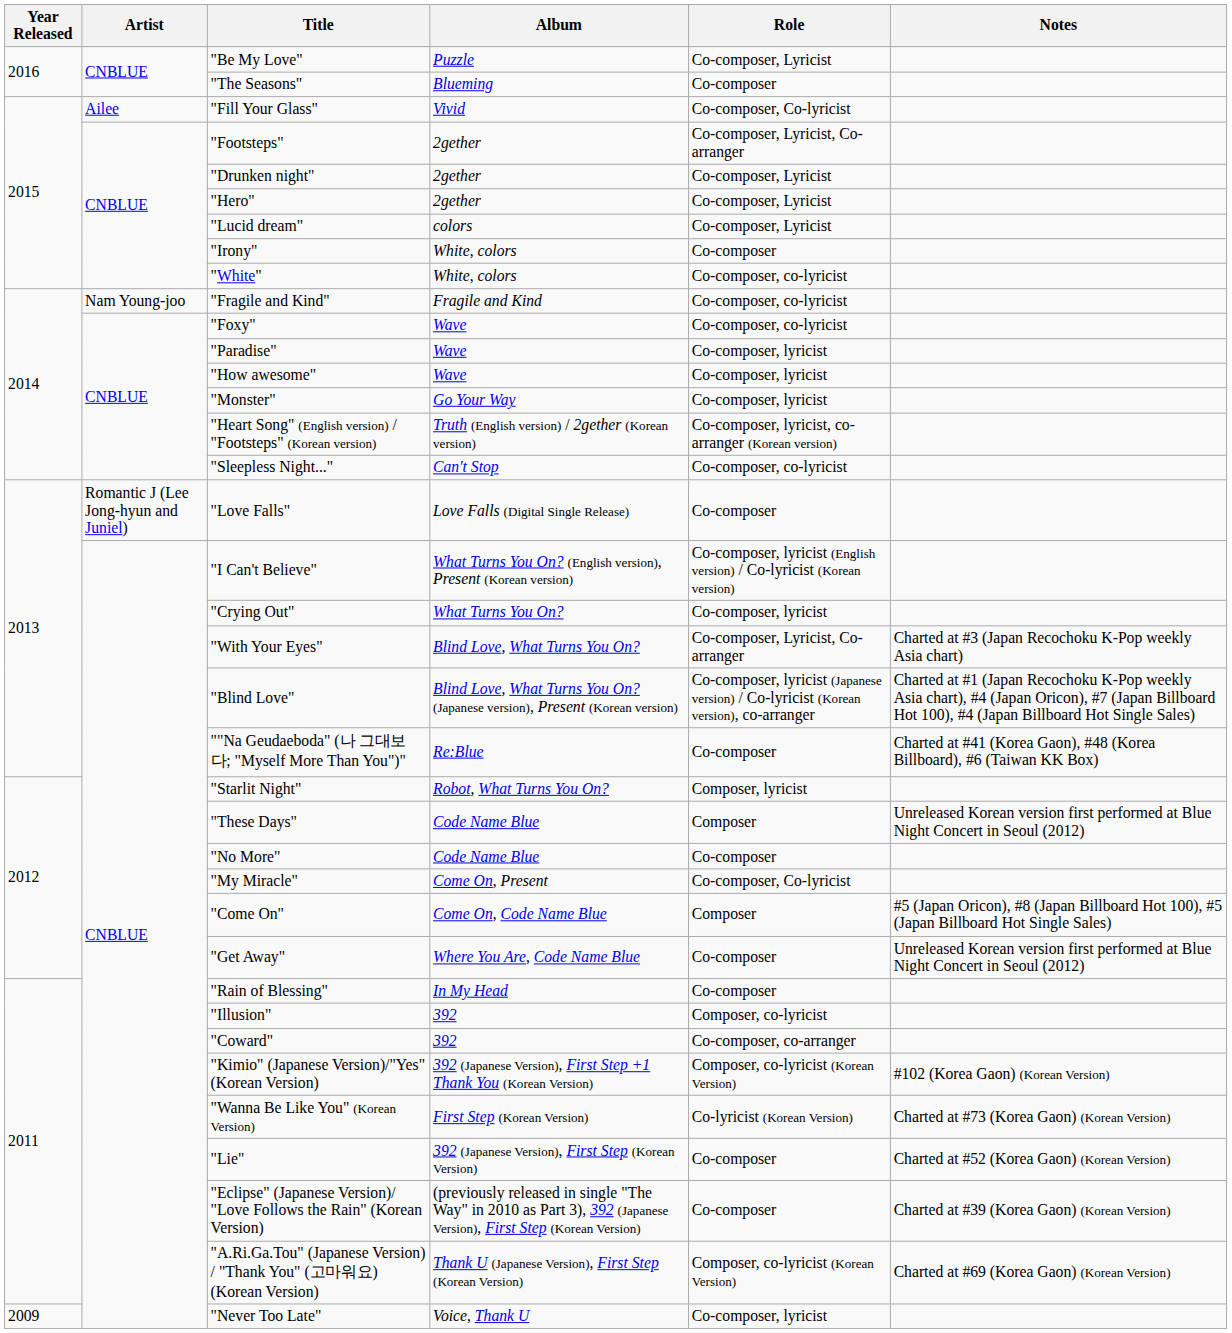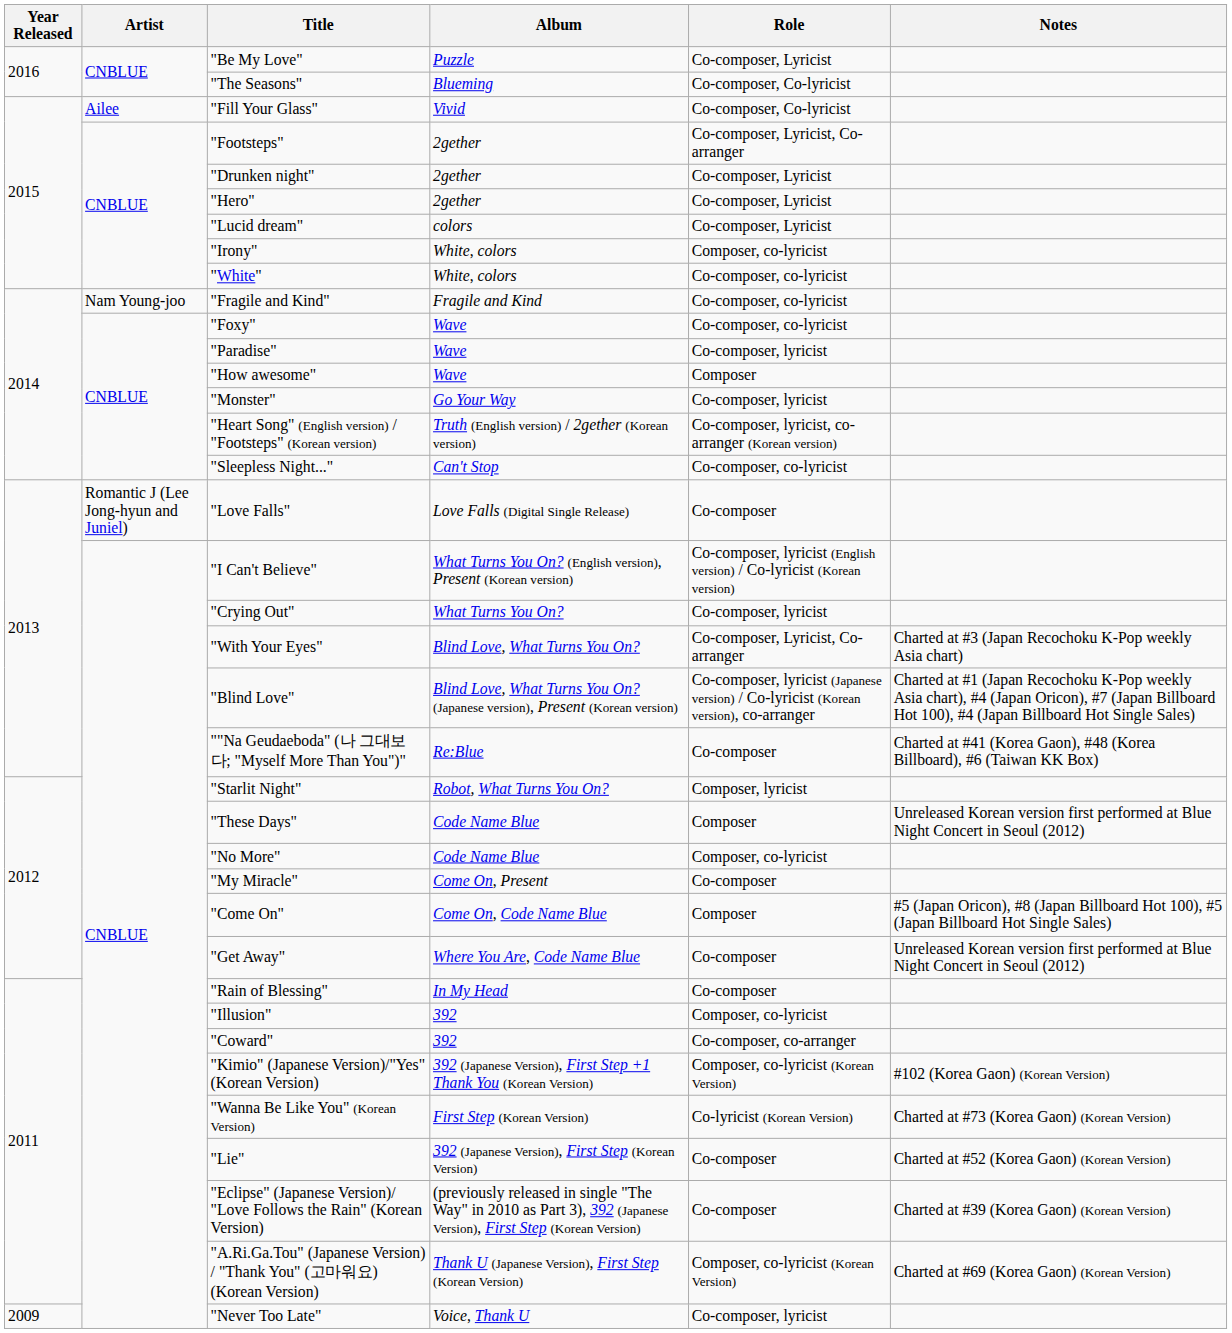(734, 84) Co-composer -> (771, 84) Co-composer, Co-lyricist
(734, 251) Co-composer -> (759, 251) Composer, co-lyricist
(759, 375) Co-composer, lyricist -> (724, 375) Composer
(734, 856) Co-composer -> (759, 856) Composer, co-lyricist
(771, 881) Co-composer, Co-lyricist -> (734, 881) Co-composer
